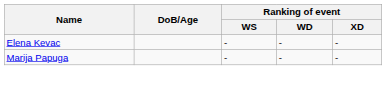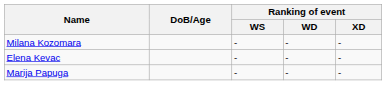+ row: (44, 42)
